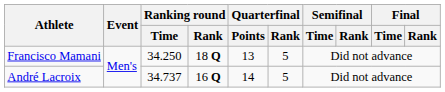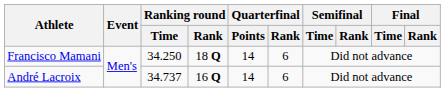(248, 56) 13 -> (248, 56) 14
(285, 56) 5 -> (285, 56) 6
(285, 77) 5 -> (285, 77) 6
